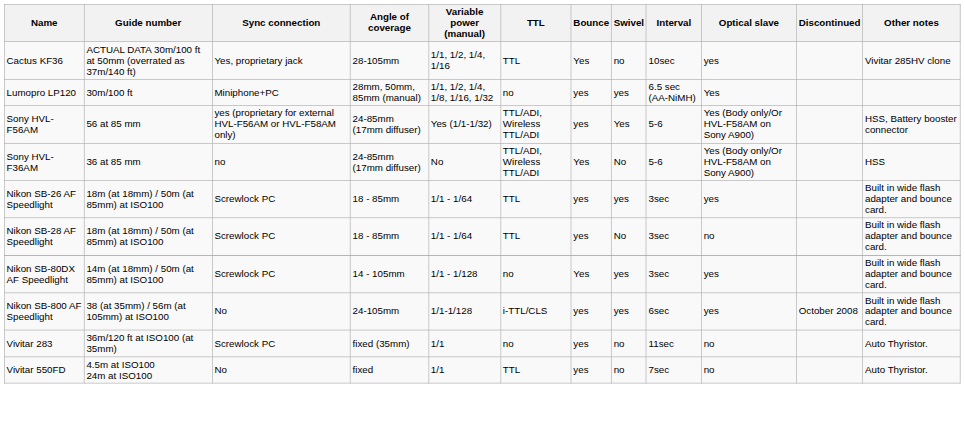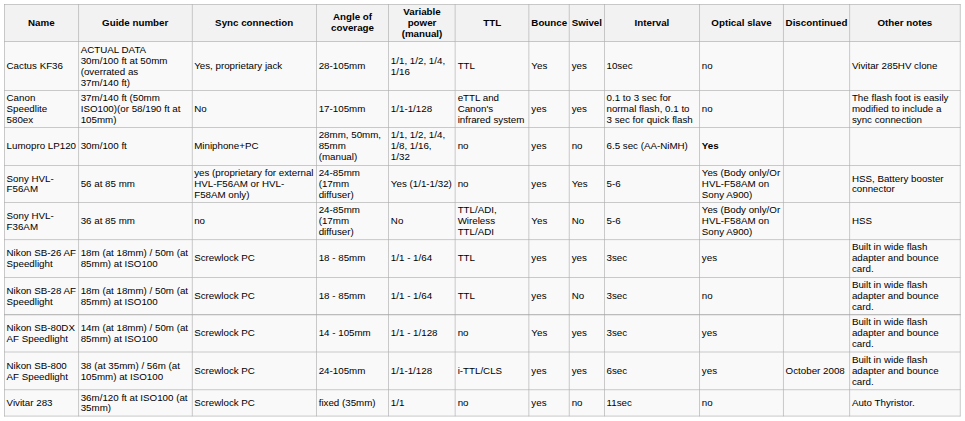(619, 60) no -> (579, 66) yes
(711, 60) yes -> (707, 66) no
+ row: (27, 109)
(621, 92) yes -> (577, 146) no
(712, 92) normal -> (710, 146) bold
(522, 124) TTL/ADI, Wireless TTL/ADI -> (463, 183) no
(221, 311) No -> (225, 371) Screwlock PC
- row: (36, 370)
